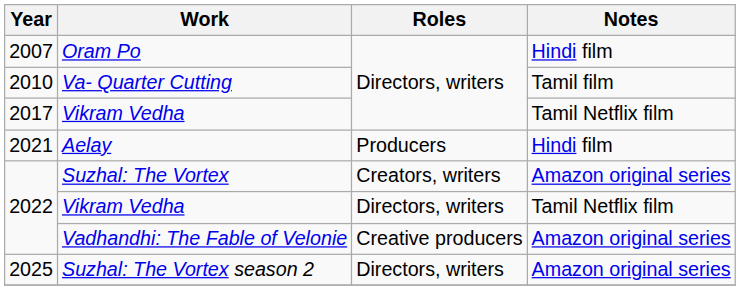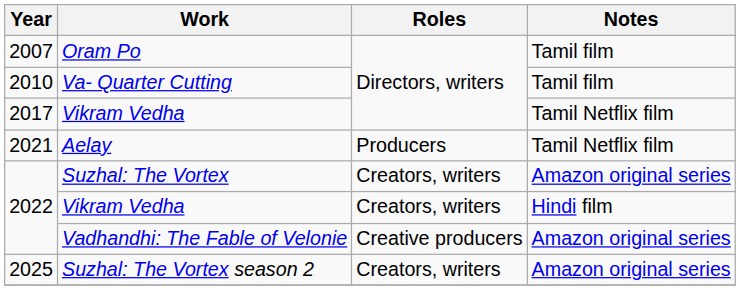(572, 51) Hindi film -> (573, 51) Tamil film
(572, 144) Hindi film -> (603, 144) Tamil Netflix film
(430, 207) Directors, writers -> (428, 207) Creators, writers
(603, 207) Tamil Netflix film -> (572, 207) Hindi film
(430, 269) Directors, writers -> (428, 269) Creators, writers
